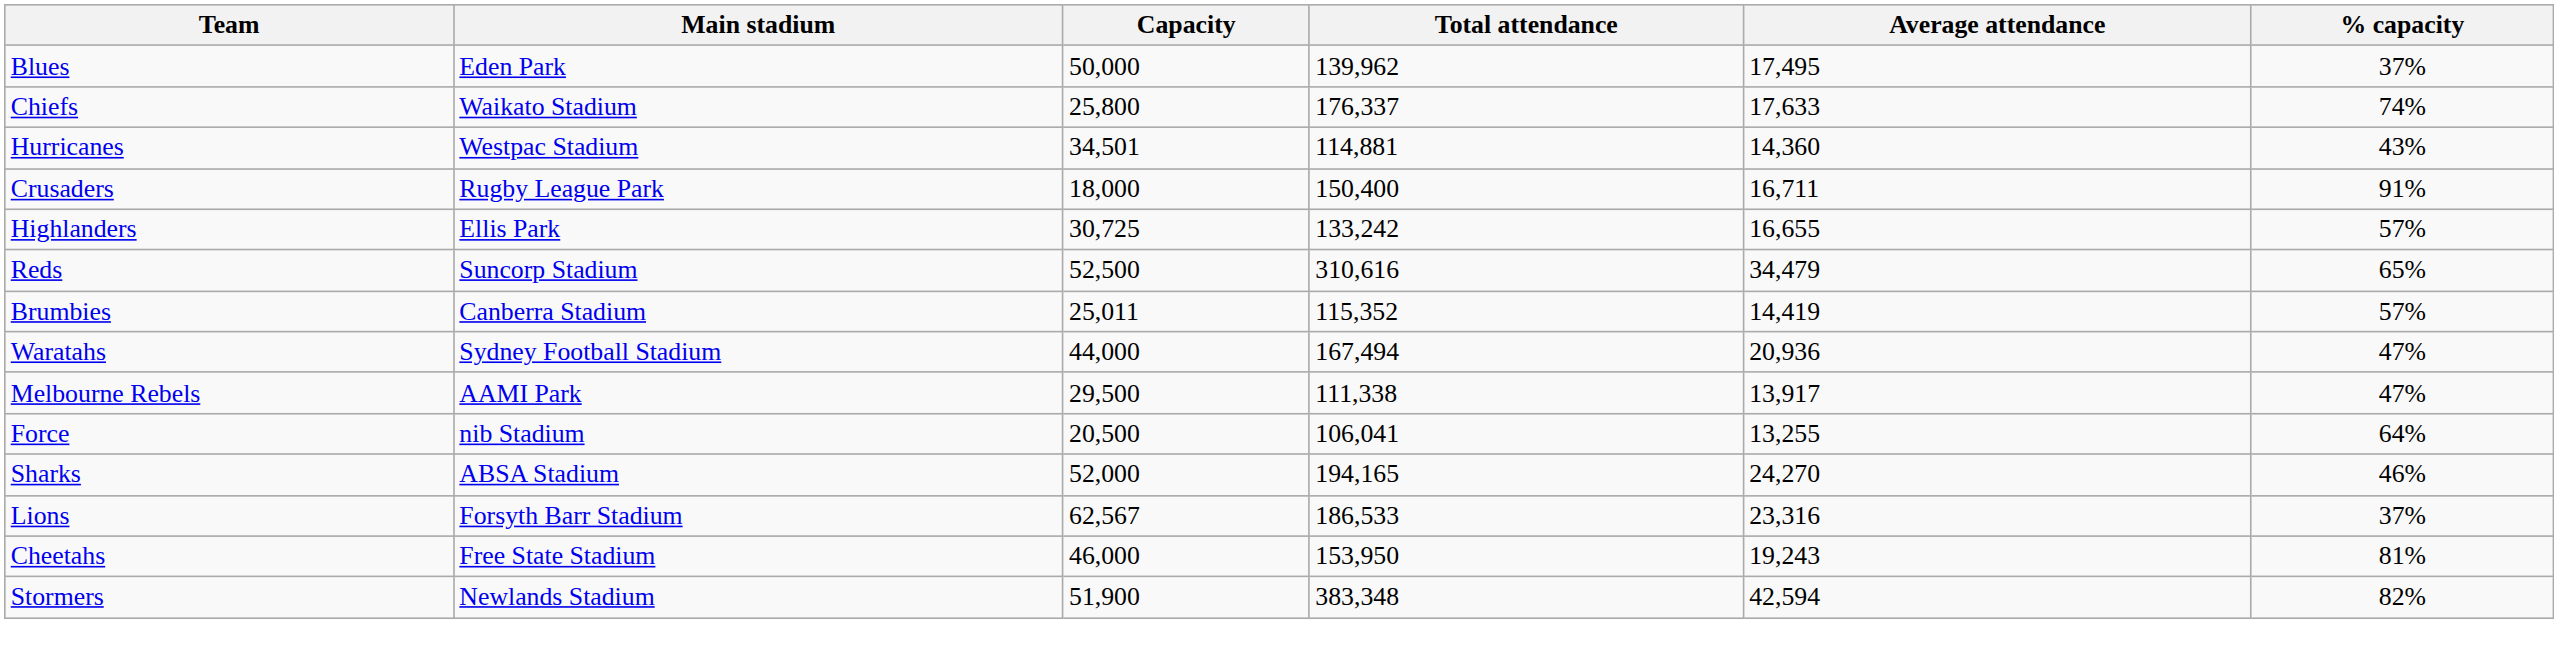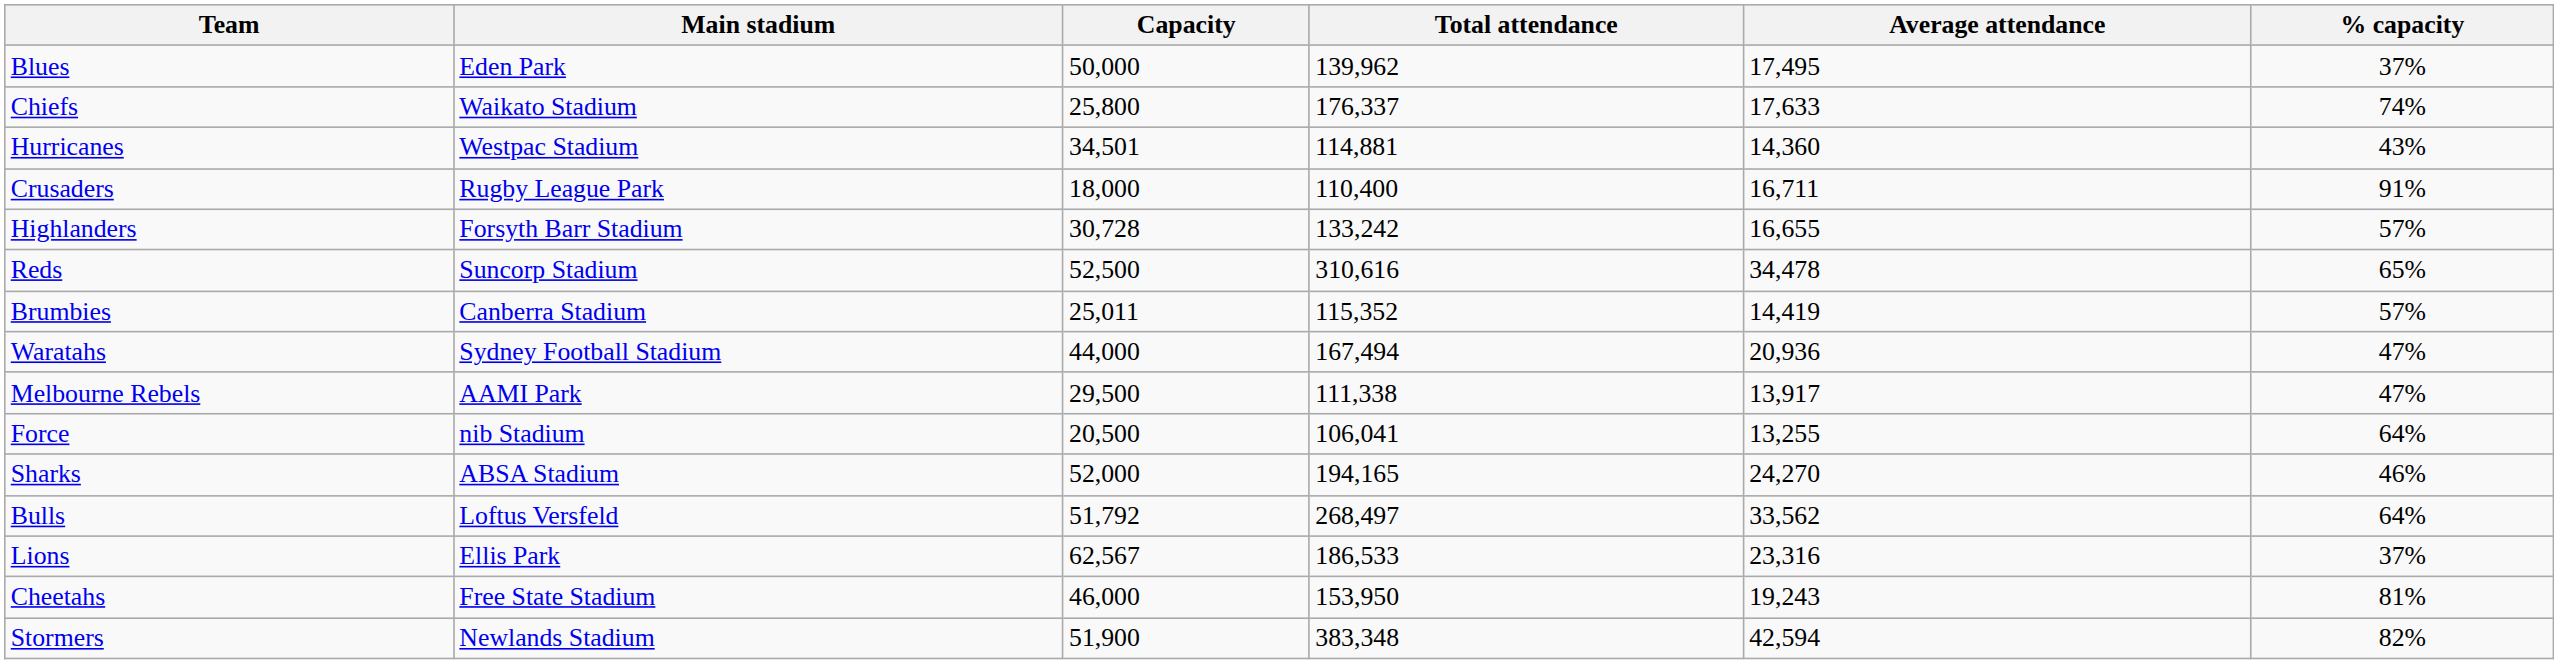(1357, 188) 150,400 -> (1357, 188) 110,400
(510, 229) Ellis Park -> (571, 229) Forsyth Barr Stadium
(1104, 229) 30,725 -> (1104, 229) 30,728
(1785, 270) 34,479 -> (1785, 270) 34,478
+ row: (38, 515)
(571, 515) Forsyth Barr Stadium -> (510, 556) Ellis Park
